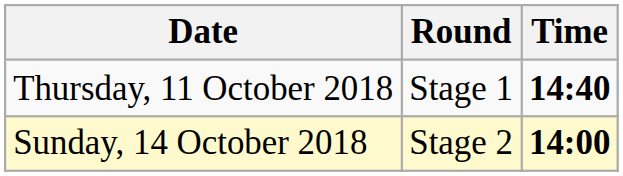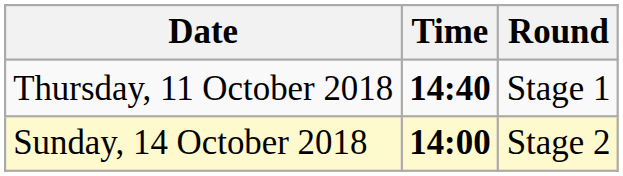columns swapped: (570, 32) <-> (461, 32)
